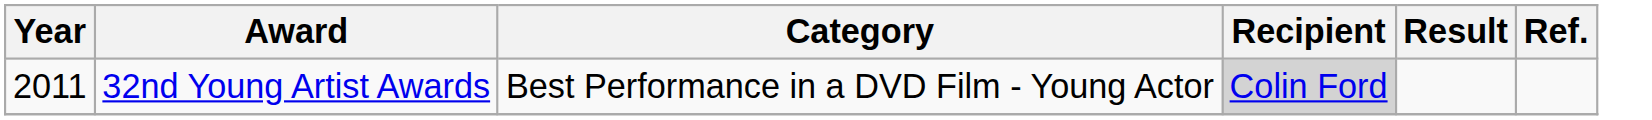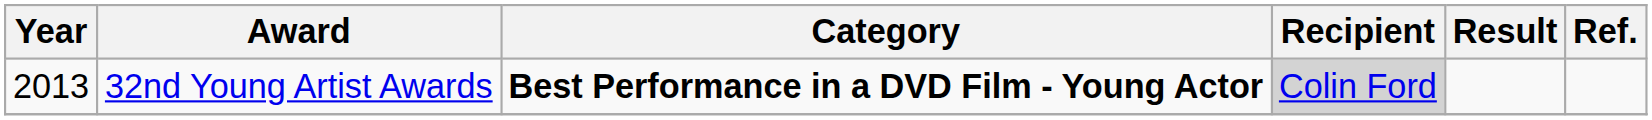(50, 85) 2011 -> (51, 85) 2013
(860, 85) normal -> (886, 85) bold
